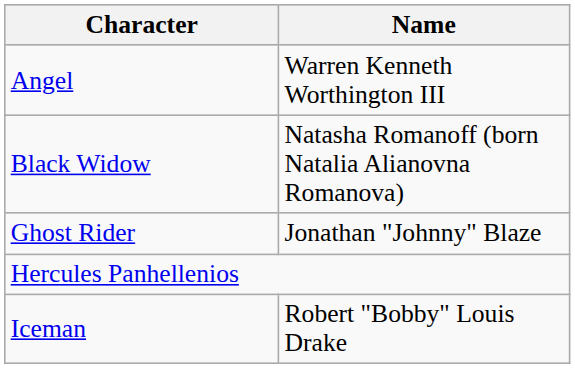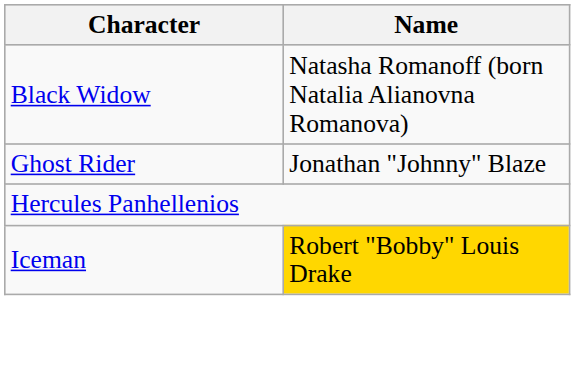- row: (42, 79)
(400, 328) no background -> (404, 259) gold background
